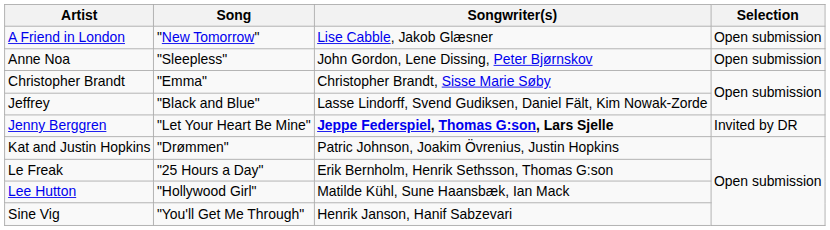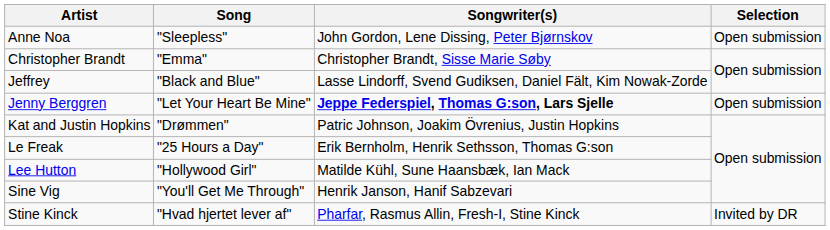- row: (67, 37)
(756, 125) Invited by DR -> (768, 103) Open submission
+ row: (43, 214)
